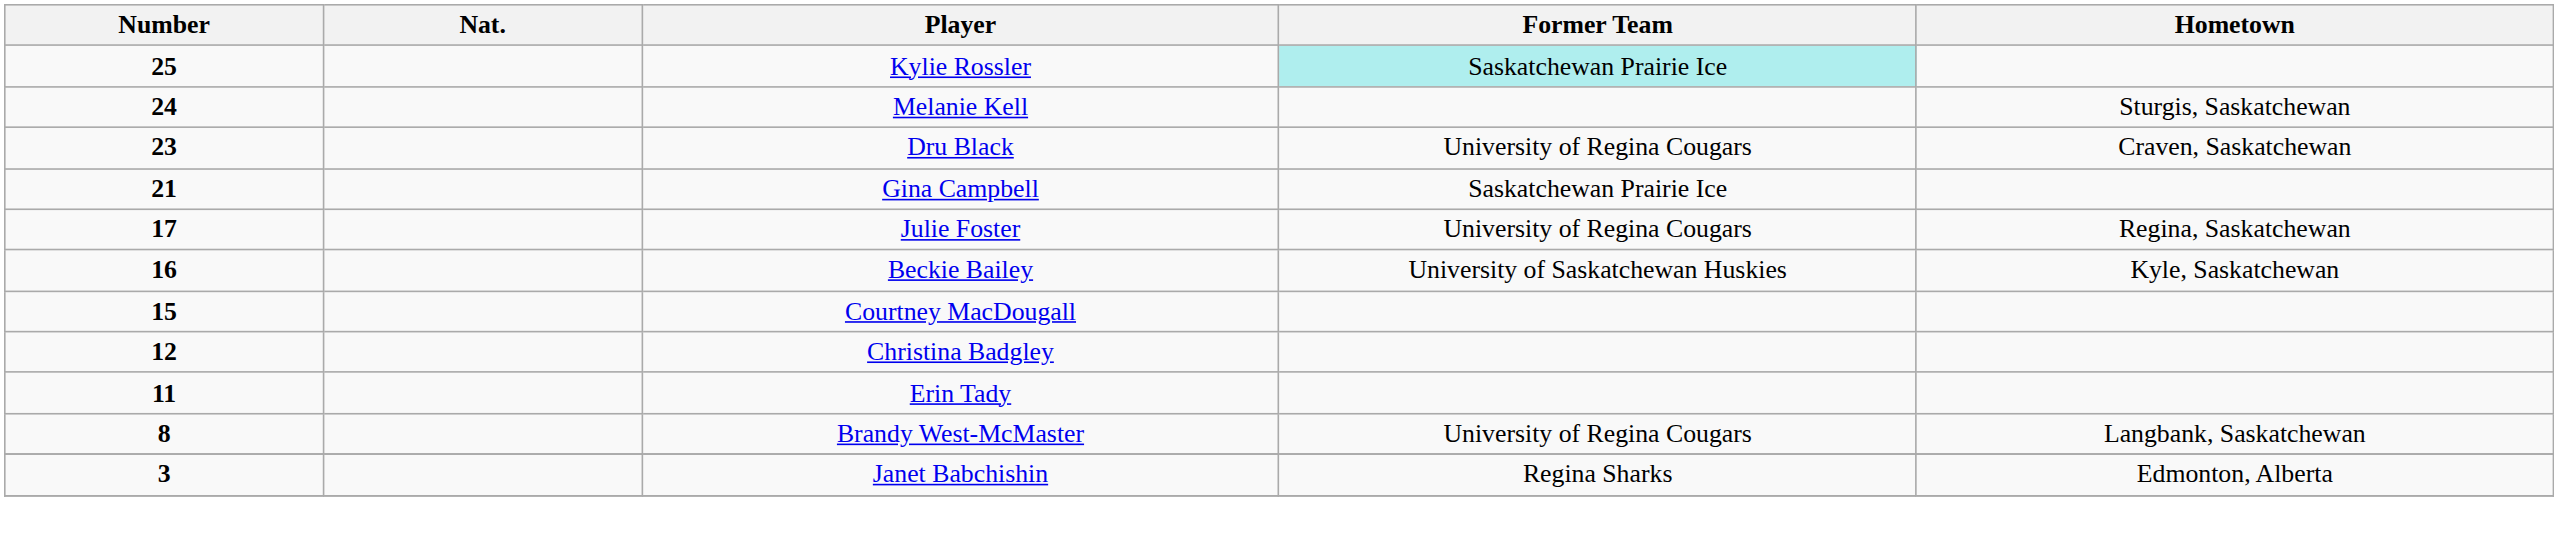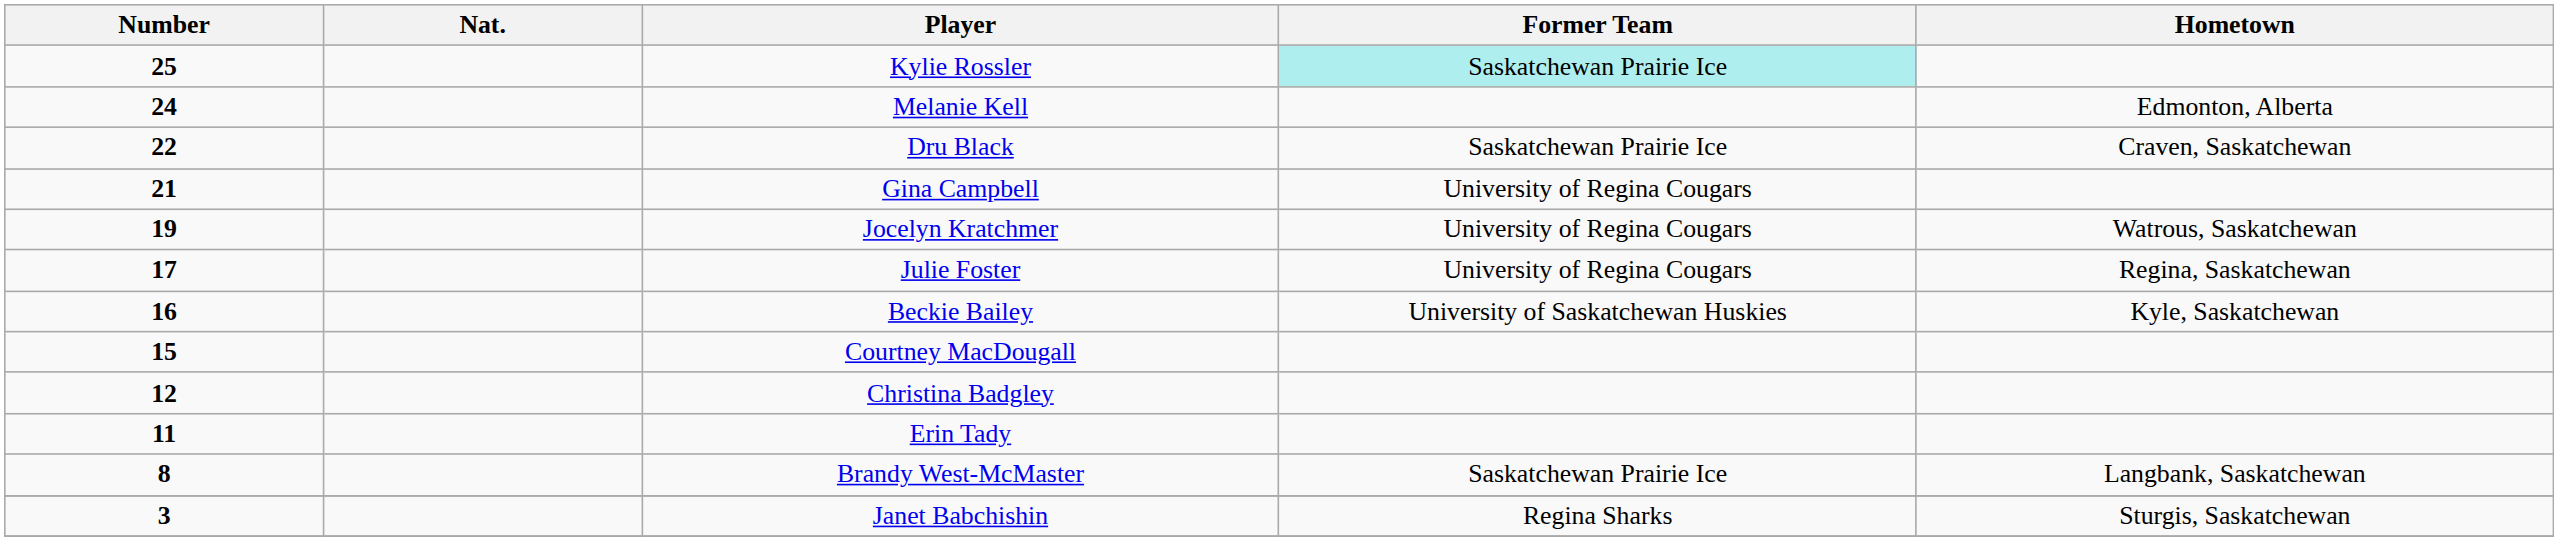(2235, 106) Sturgis, Saskatchewan -> (2235, 106) Edmonton, Alberta
(164, 147) 23 -> (164, 147) 22
(1598, 147) University of Regina Cougars -> (1598, 147) Saskatchewan Prairie Ice
(1598, 188) Saskatchewan Prairie Ice -> (1598, 188) University of Regina Cougars
+ row: (960, 229)
(1598, 433) University of Regina Cougars -> (1598, 474) Saskatchewan Prairie Ice
(2235, 474) Edmonton, Alberta -> (2235, 515) Sturgis, Saskatchewan
